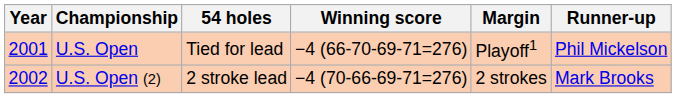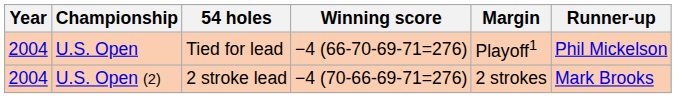(28, 48) 2001 -> (28, 48) 2004
(28, 79) 2002 -> (28, 79) 2004
